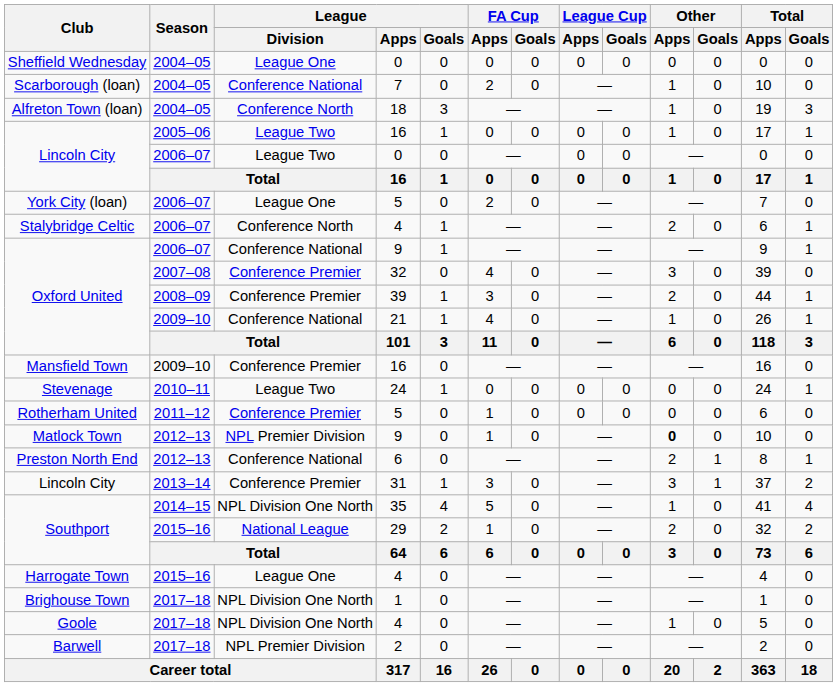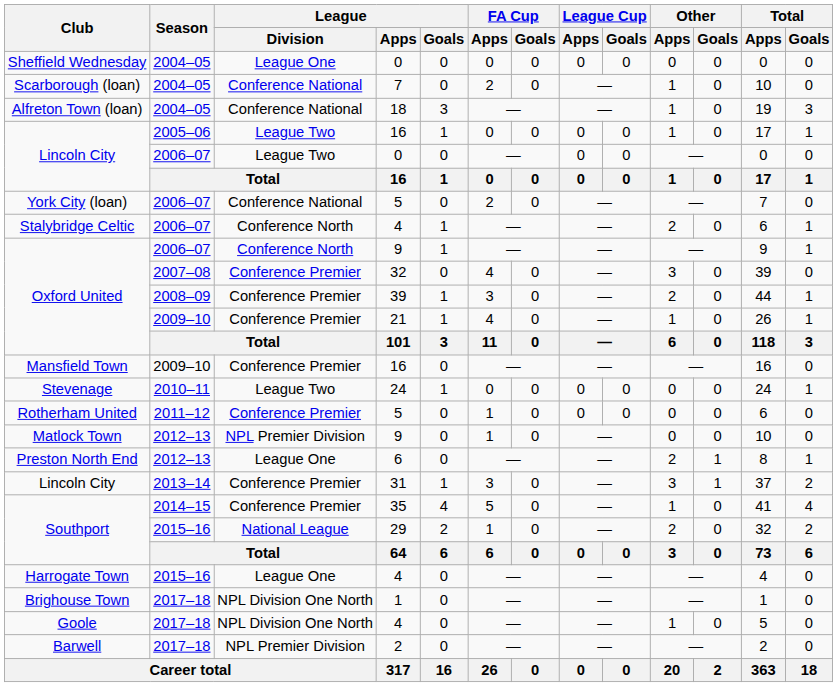(295, 109) Conference North -> (295, 109) Conference National
(295, 202) League One -> (295, 202) Conference National
(295, 249) Conference National -> (295, 249) Conference North
(295, 319) Conference National -> (295, 319) Conference Premier
(672, 436) bold -> (672, 436) normal
(295, 459) Conference National -> (295, 459) League One
(295, 506) NPL Division One North -> (295, 506) Conference Premier
